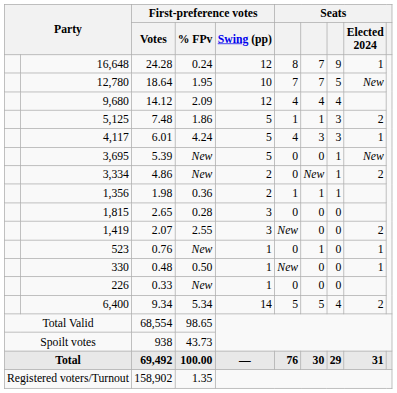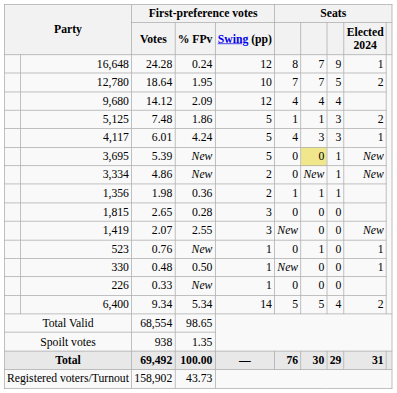(373, 82) New -> (381, 82) 2
(321, 156) no background -> (321, 156) khaki background
(381, 175) 2 -> (373, 175) New
(381, 230) 2 -> (373, 230) New
(199, 341) 43.73 -> (202, 341) 1.35
(202, 378) 1.35 -> (199, 378) 43.73
